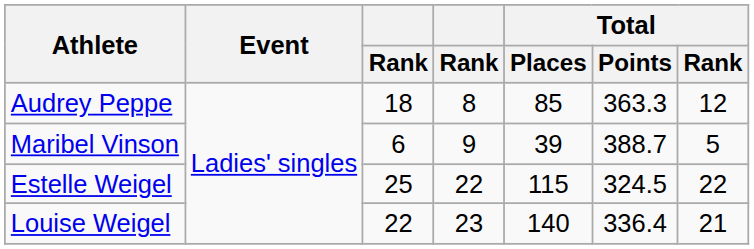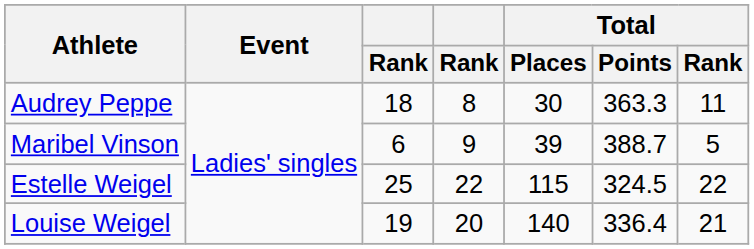(548, 104) 85 -> (548, 104) 30
(713, 104) 12 -> (713, 104) 11
(398, 224) 22 -> (398, 224) 19
(469, 224) 23 -> (469, 224) 20
